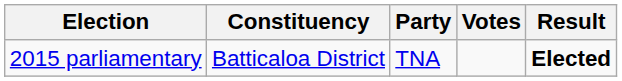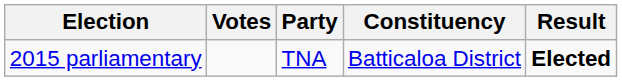columns swapped: (298, 22) <-> (491, 22)
